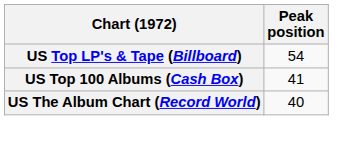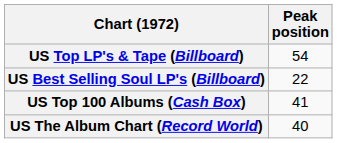+ row: (136, 79)
